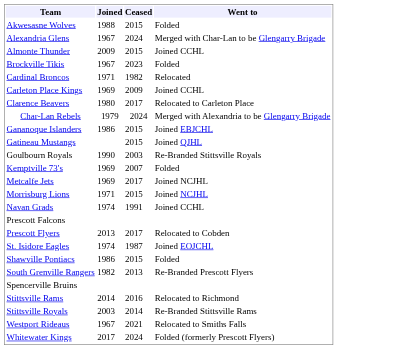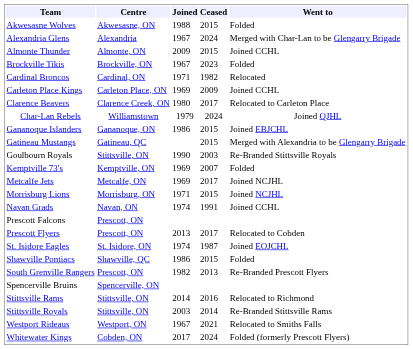+ column: (133, 11)
(243, 116) Merged with Alexandria to be Glengarry Brigade -> (318, 116) Joined QJHL
(178, 142) Joined QJHL -> (318, 142) Merged with Alexandria to be Glengarry Brigade
